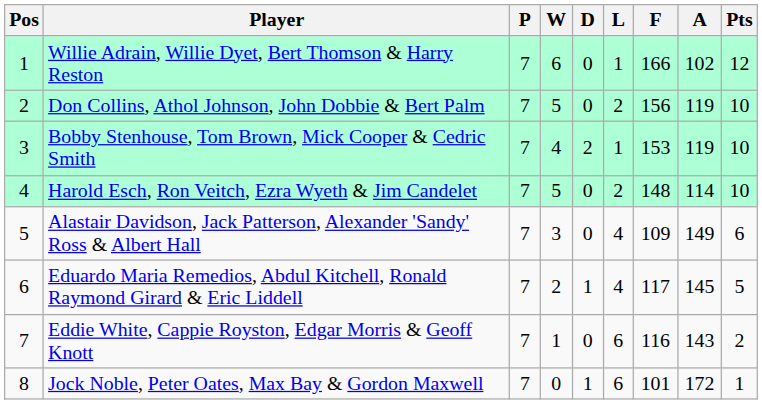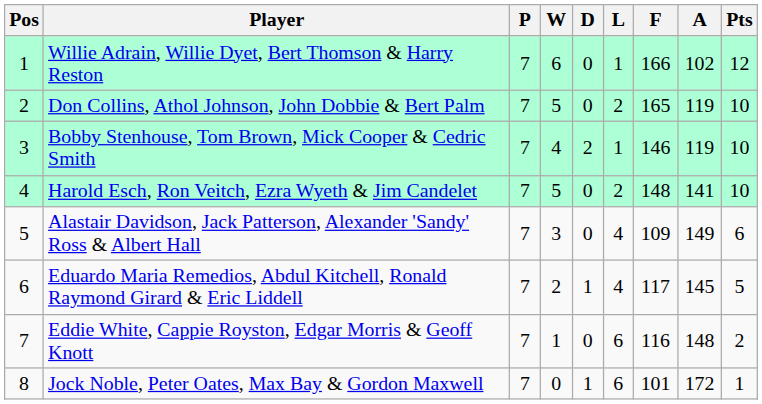(656, 105) 156 -> (656, 105) 165
(656, 148) 153 -> (656, 148) 146
(700, 190) 114 -> (700, 190) 141
(700, 340) 143 -> (700, 340) 148
